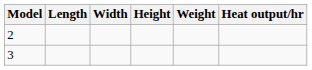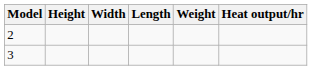columns swapped: (68, 14) <-> (152, 14)
